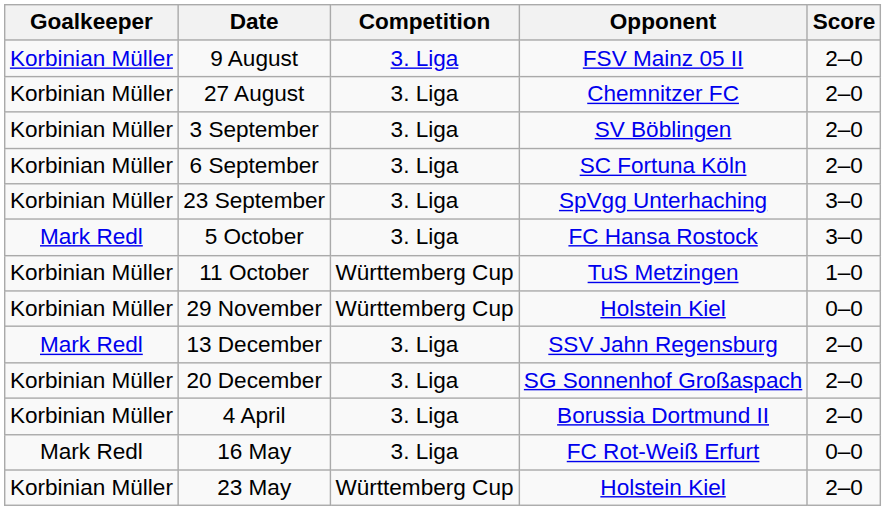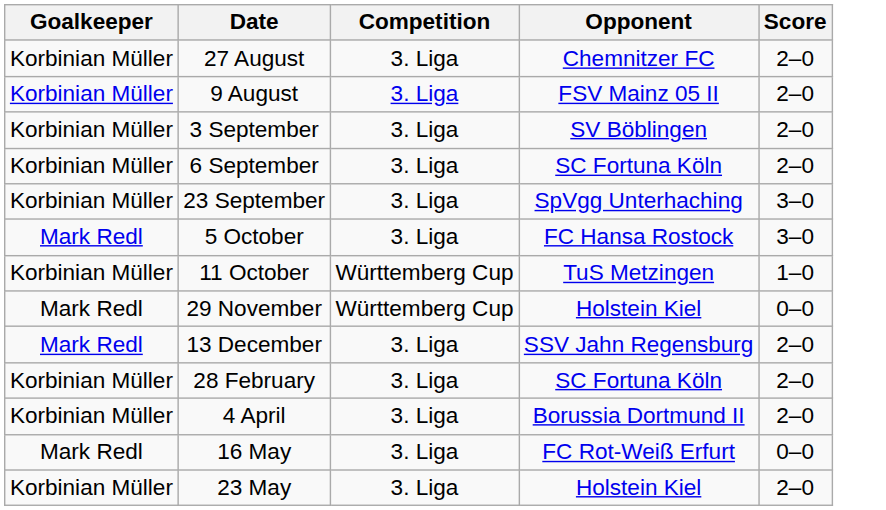rows swapped: (254, 58) <-> (254, 93)
(91, 308) Korbinian Müller -> (91, 308) Mark Redl
- row: (254, 380)
+ row: (254, 380)
(424, 487) Württemberg Cup -> (424, 487) 3. Liga
